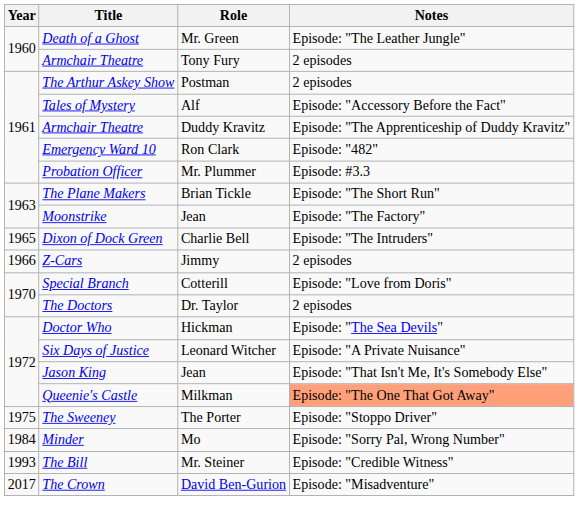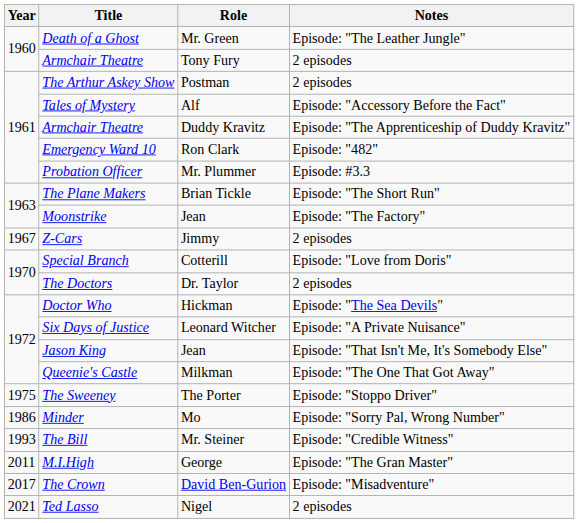- row: (102, 238)
(22, 261) 1966 -> (22, 238) 1967
(394, 395) lightsalmon background -> (394, 372) no background
(22, 439) 1984 -> (22, 417) 1986
+ row: (68, 462)
+ row: (70, 506)
